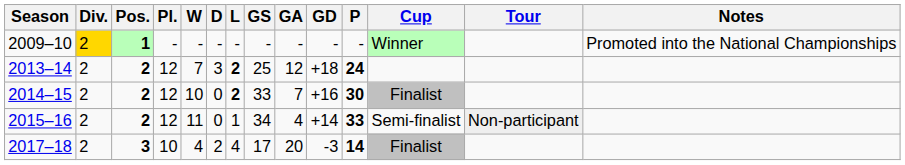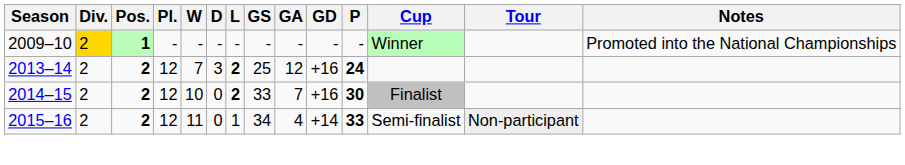(324, 69) +18 -> (324, 69) +16
- row: (40, 146)
